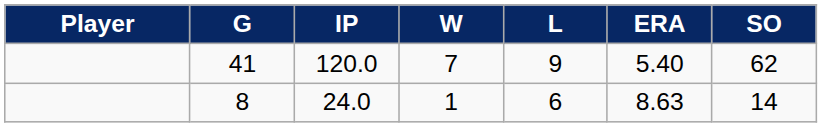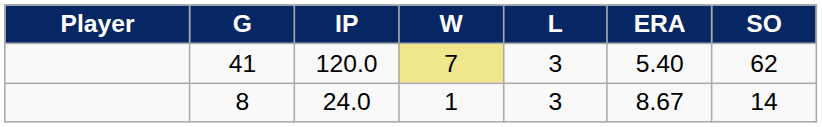(451, 63) no background -> (451, 63) khaki background
(555, 63) 9 -> (555, 63) 3
(555, 102) 6 -> (555, 102) 3
(660, 102) 8.63 -> (660, 102) 8.67
